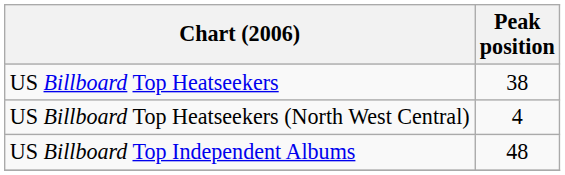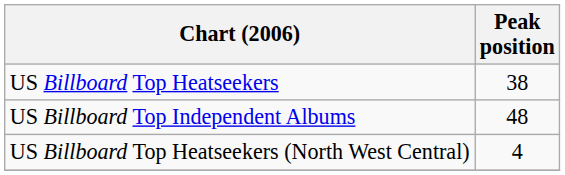rows swapped: (240, 116) <-> (183, 151)
